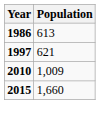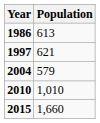+ row: (19, 71)
(50, 71) 1,009 -> (50, 90) 1,010
